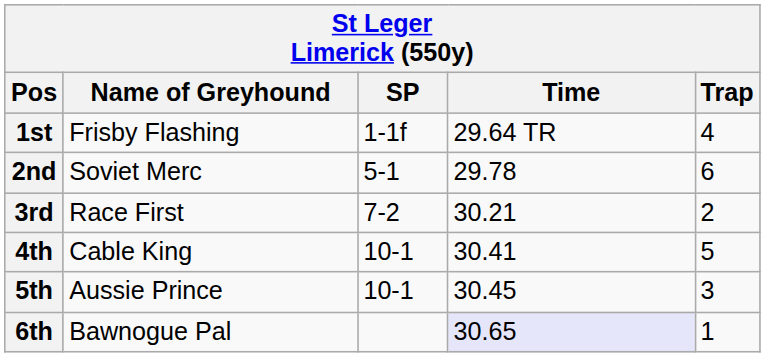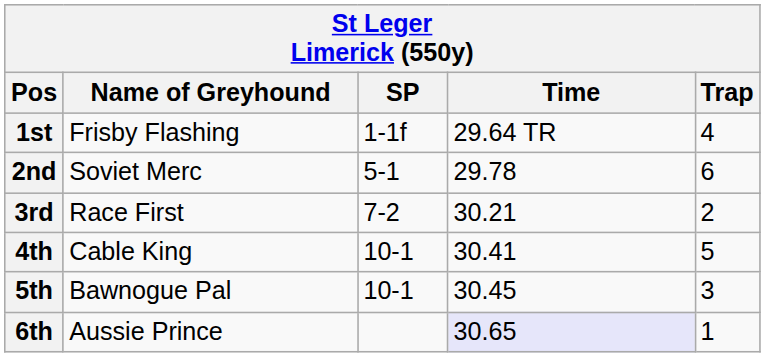(146, 291) Aussie Prince -> (150, 291) Bawnogue Pal
(150, 331) Bawnogue Pal -> (146, 331) Aussie Prince
